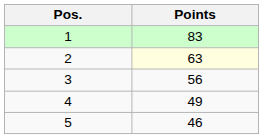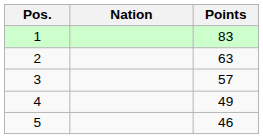+ column: (132, 15)
(195, 58) lightyellow background -> (226, 58) no background
(195, 79) 56 -> (226, 79) 57
